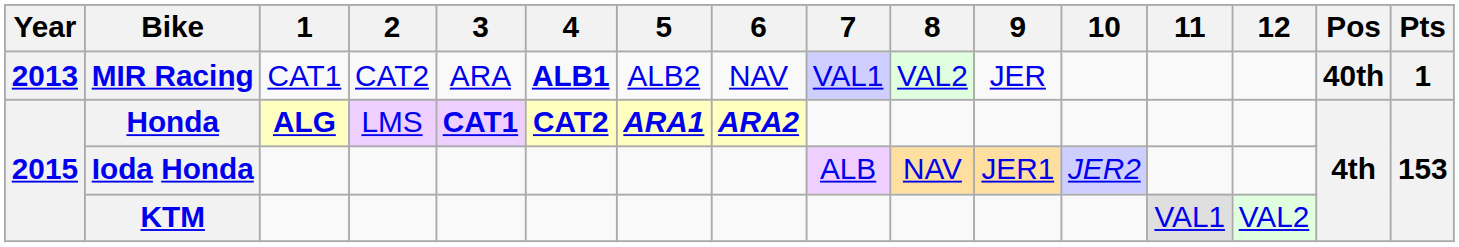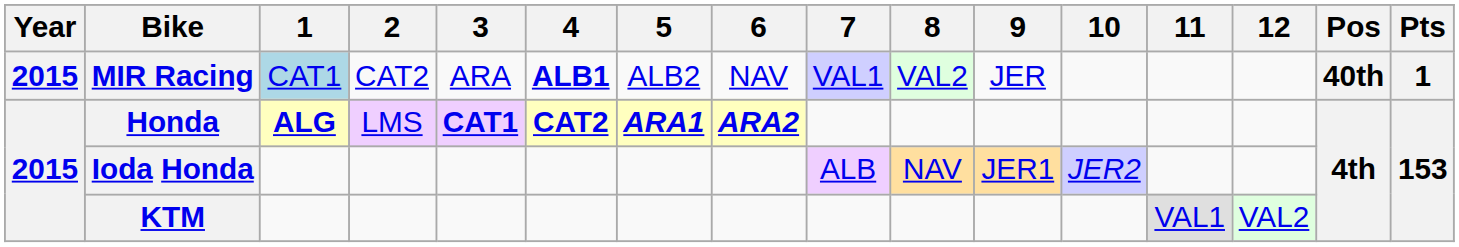(45, 75) 2013 -> (45, 75) 2015
(304, 75) no background -> (304, 75) lightblue background
